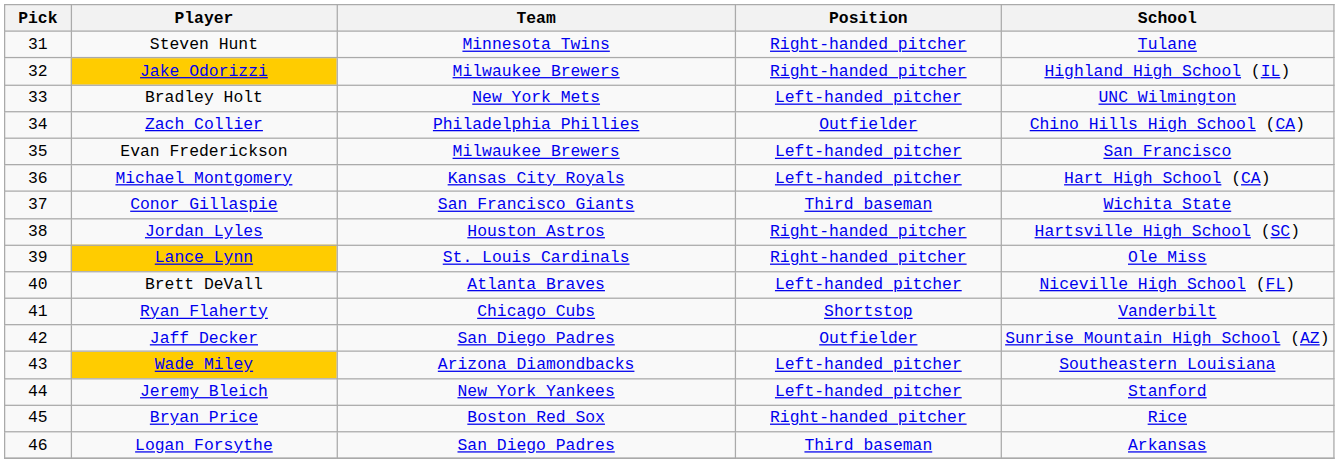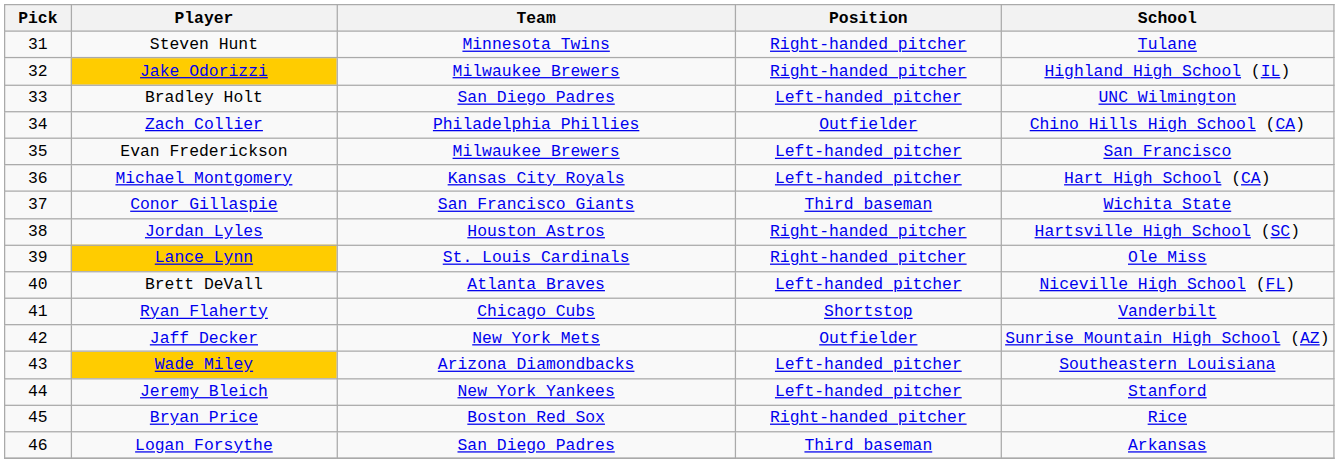(536, 98) New York Mets -> (536, 98) San Diego Padres
(536, 338) San Diego Padres -> (536, 338) New York Mets
